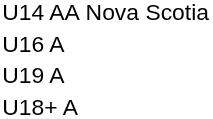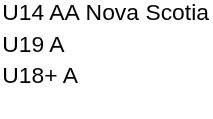- row: (33, 44)
